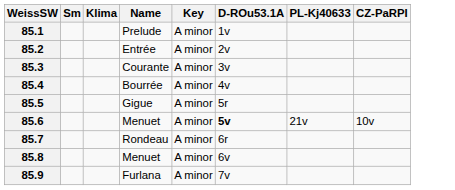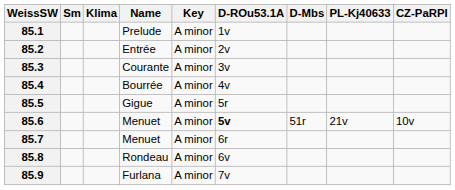+ column: (307, 13)
(145, 139) Rondeau -> (141, 139) Menuet
(141, 157) Menuet -> (145, 157) Rondeau
